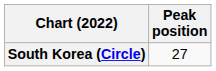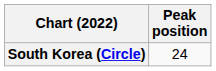(180, 54) 27 -> (180, 54) 24
